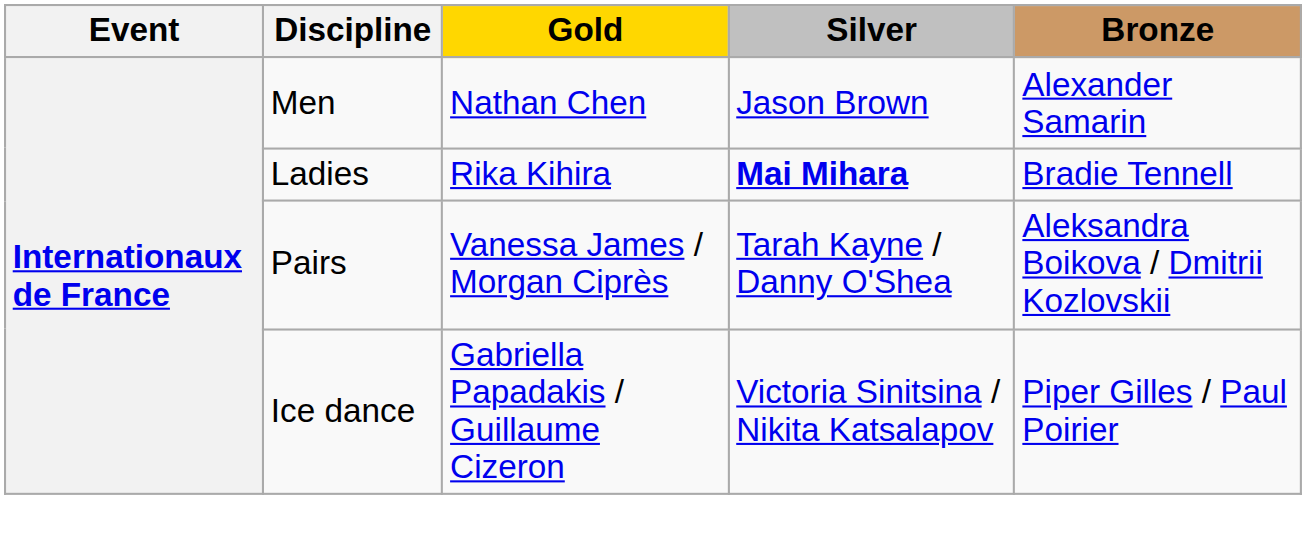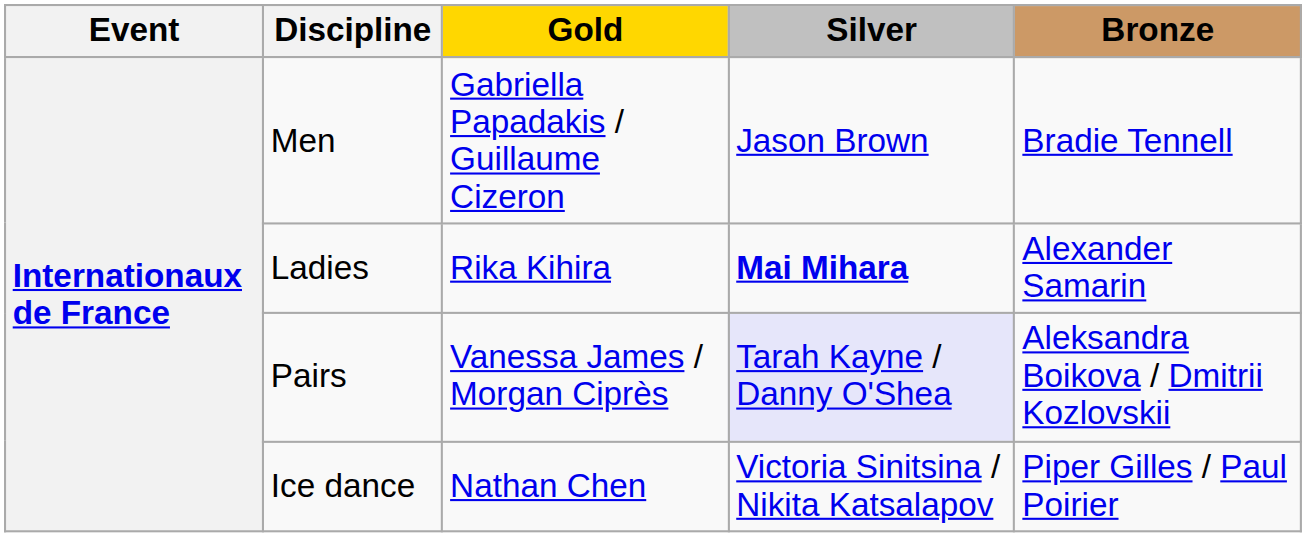(548, 102) Nathan Chen -> (537, 139) Gabriella Papadakis / Guillaume Cizeron
(1097, 102) Alexander Samarin -> (1128, 139) Bradie Tennell
(1128, 173) Bradie Tennell -> (1097, 267) Alexander Samarin
(844, 264) no background -> (844, 376) lavender background
(537, 410) Gabriella Papadakis / Guillaume Cizeron -> (548, 485) Nathan Chen
